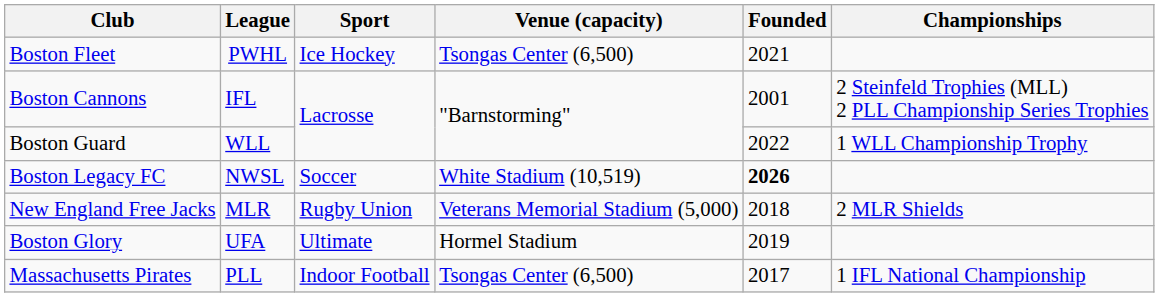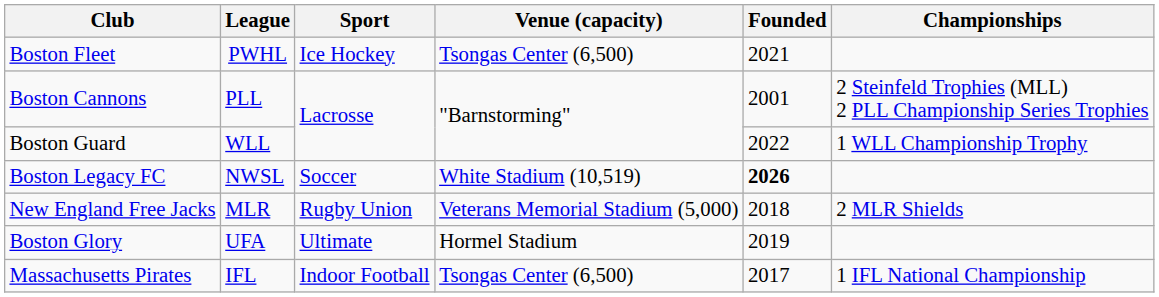(241, 98) IFL -> (244, 98) PLL
(244, 275) PLL -> (241, 275) IFL
